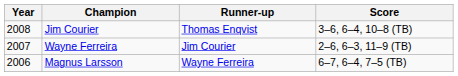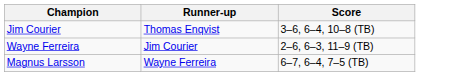- column: (23, 12)
